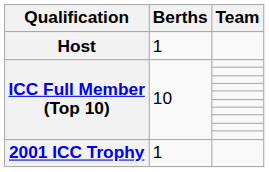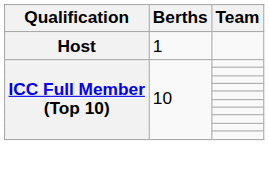- row: (77, 152)
